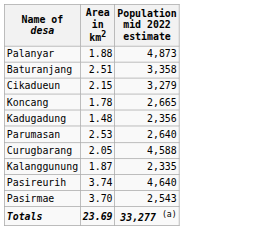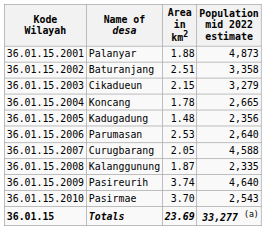+ column: (45, 25)
